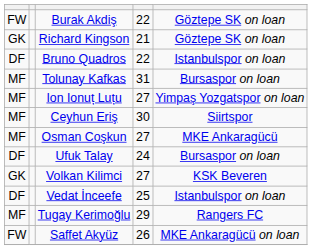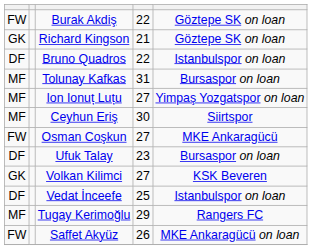(17, 137) MF -> (17, 137) FW
(143, 156) 24 -> (143, 156) 23
